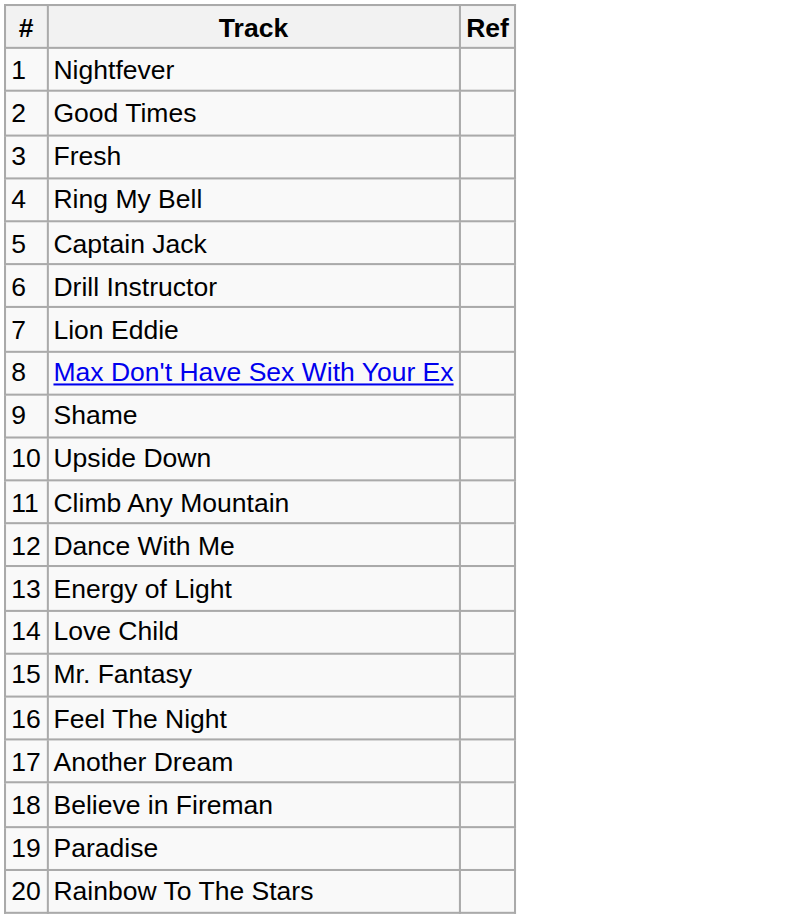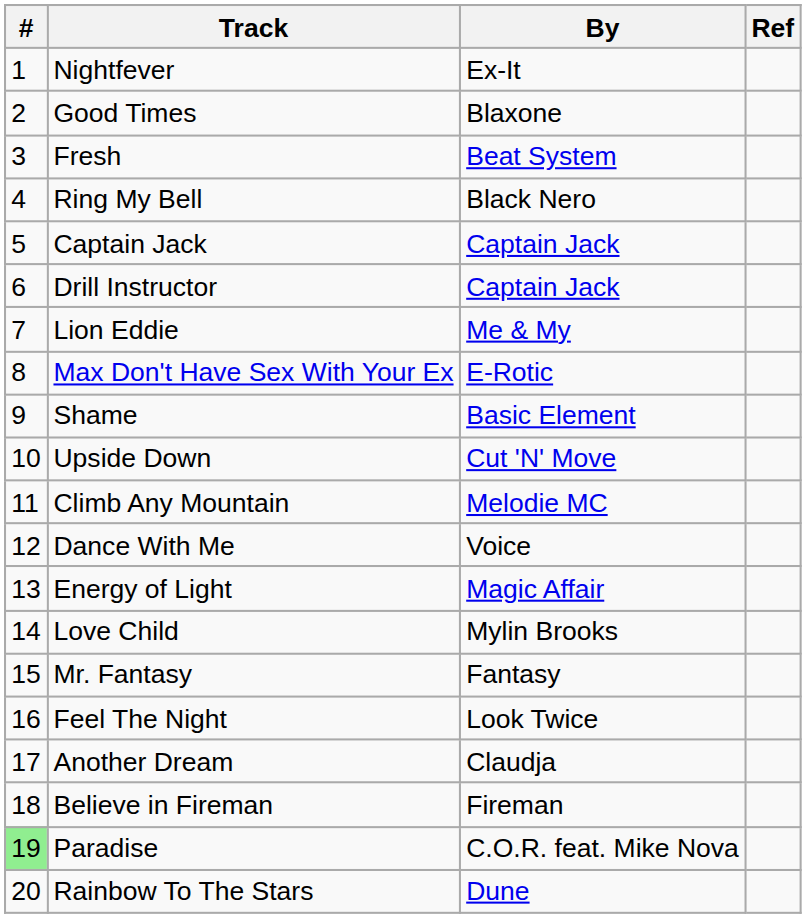+ column: (603, 27)
(26, 848) no background -> (26, 848) lightgreen background
